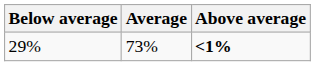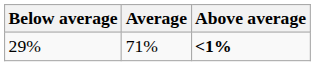(142, 46) 73% -> (142, 46) 71%
